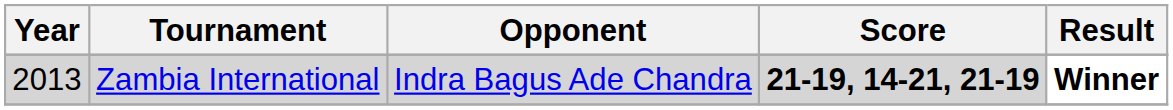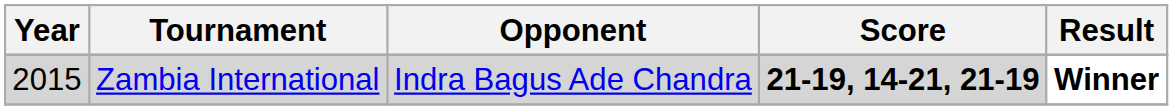(47, 79) 2013 -> (47, 79) 2015
